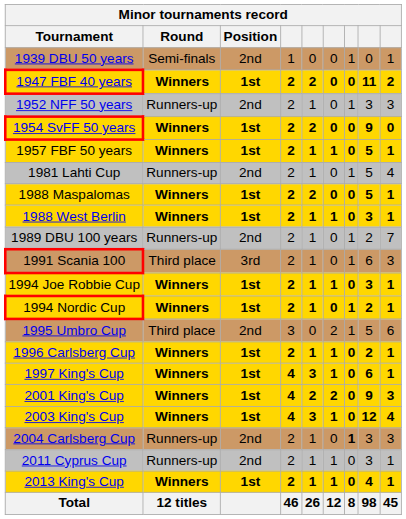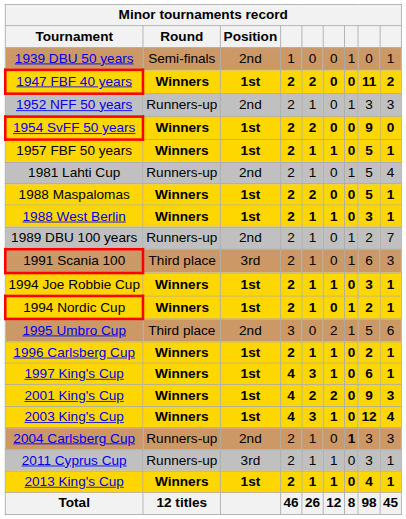(250, 460) 2nd -> (250, 460) 3rd
